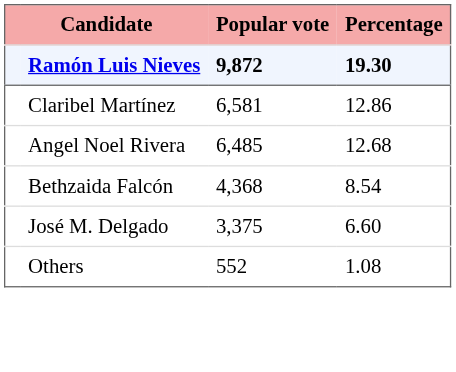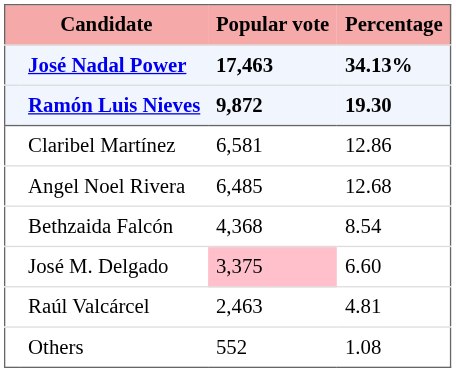+ row: (107, 64)
(239, 226) no background -> (239, 266) pink background
+ row: (89, 306)
